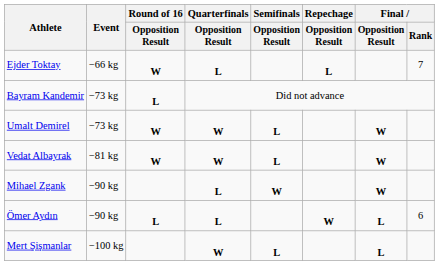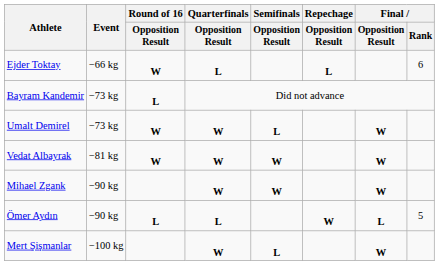(421, 65) 7 -> (421, 65) 6
(277, 161) L -> (277, 161) W
(218, 192) L -> (218, 192) W
(421, 215) 6 -> (421, 215) 5
(381, 252) L -> (381, 252) W
